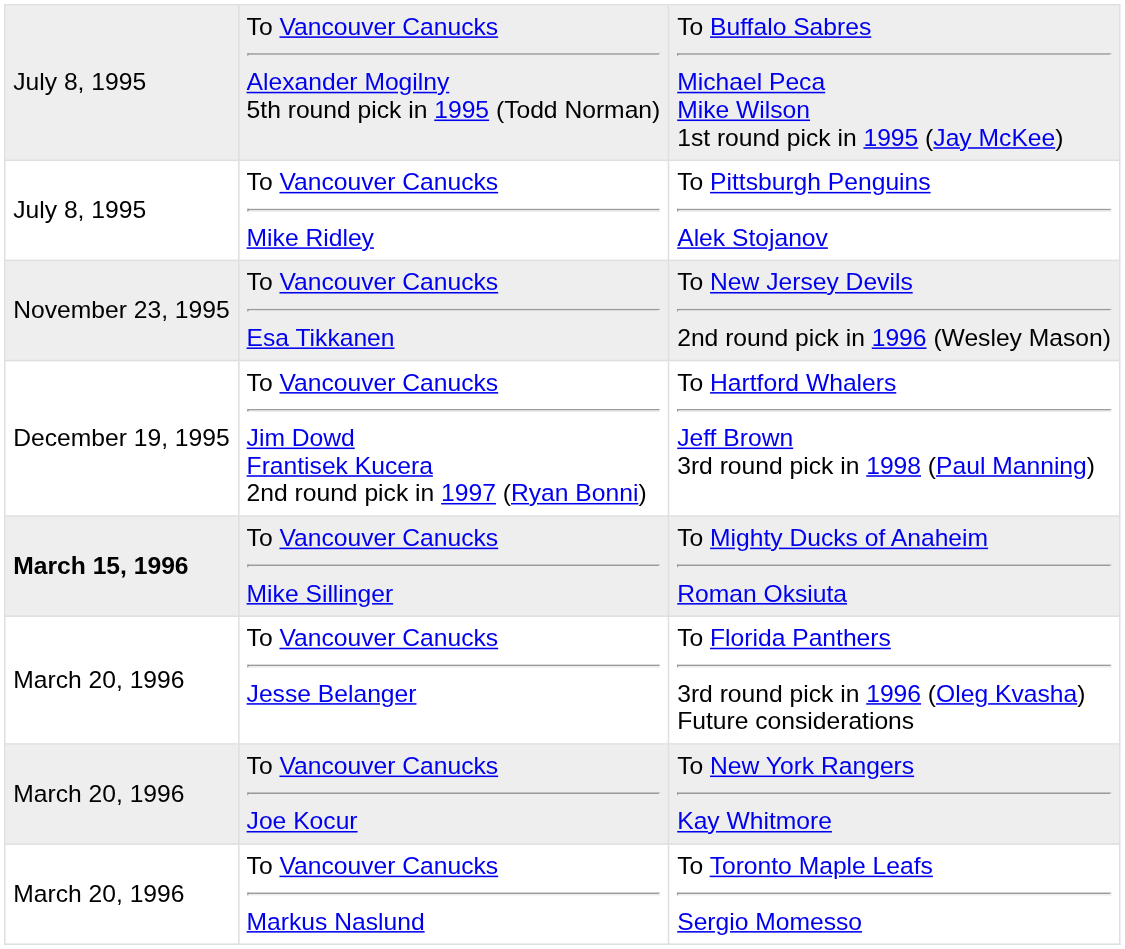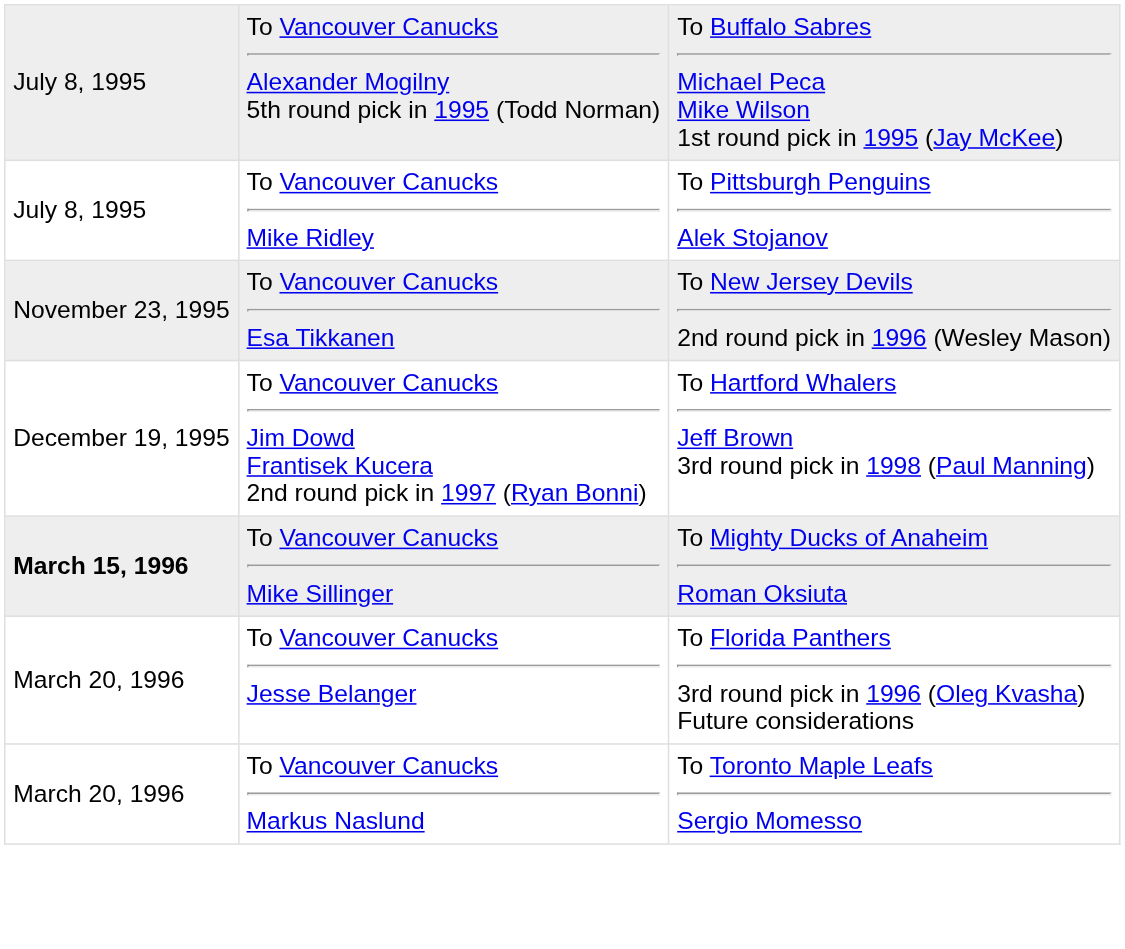- row: (453, 793)
